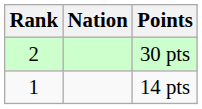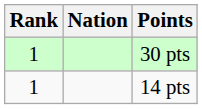(34, 53) 2 -> (34, 53) 1
